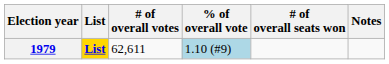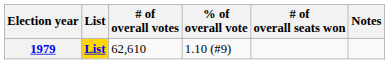(128, 48) 62,611 -> (129, 48) 62,610
(208, 48) lightblue background -> (208, 48) no background
